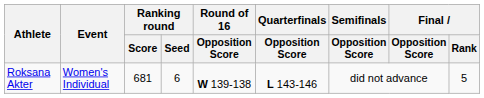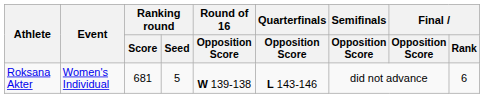(177, 78) 6 -> (177, 78) 5
(464, 78) 5 -> (464, 78) 6
